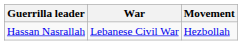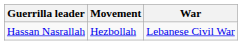columns swapped: (209, 13) <-> (134, 13)
